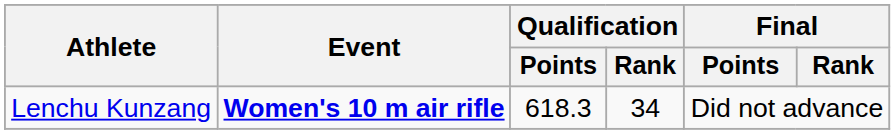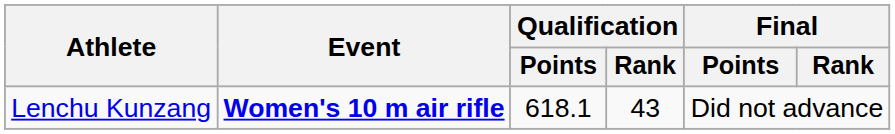(558, 108) 618.3 -> (558, 108) 618.1
(645, 108) 34 -> (645, 108) 43
